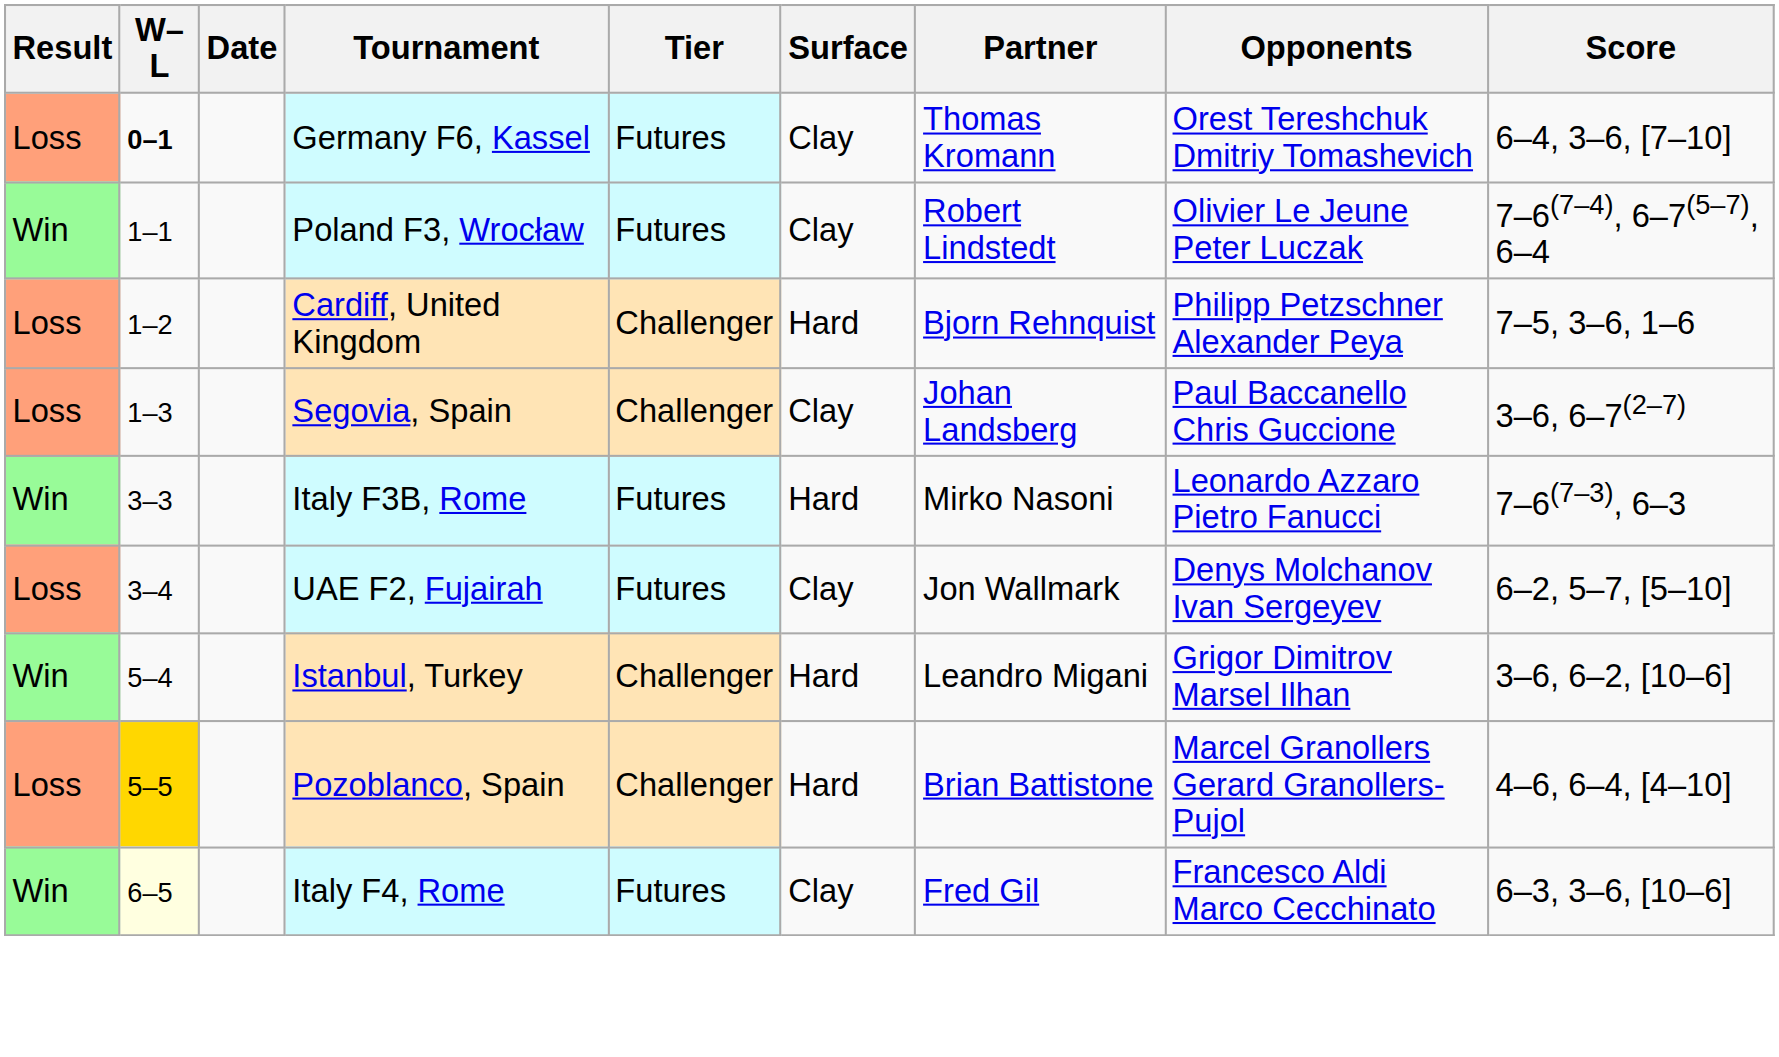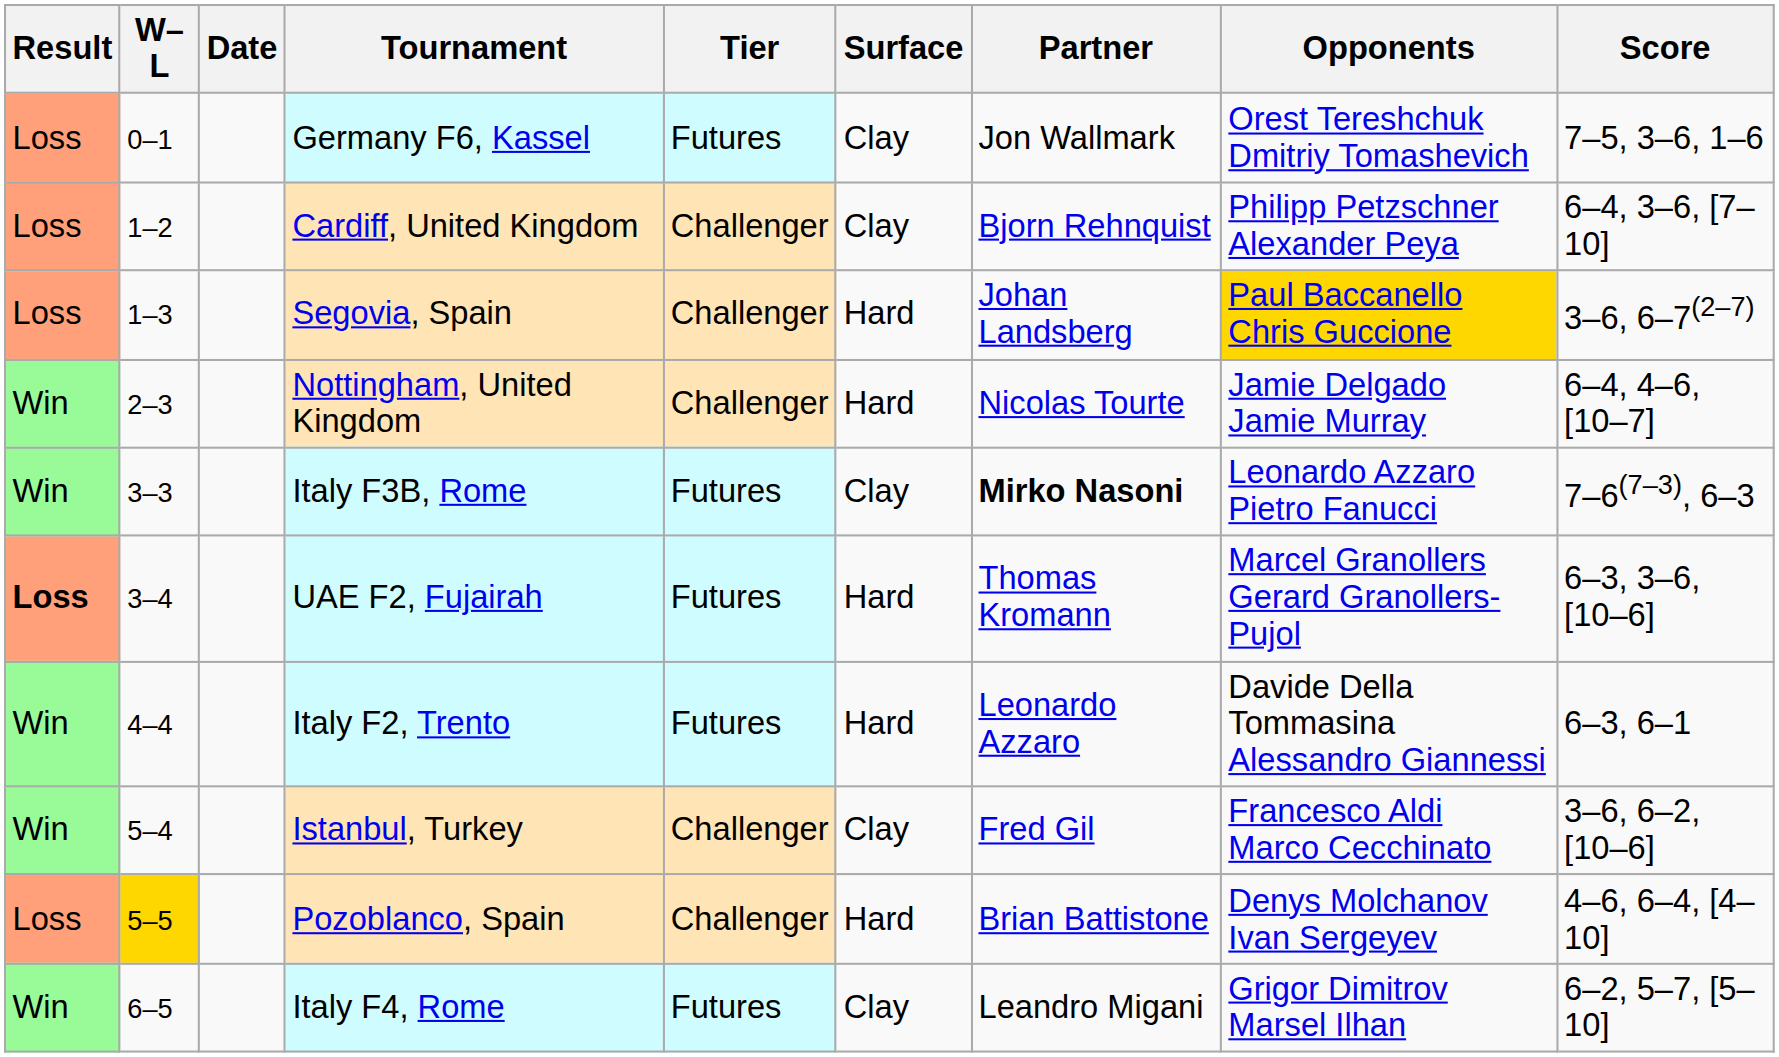(150, 137) bold -> (150, 139) normal
(989, 137) Thomas Kromann -> (1077, 137) Jon Wallmark
(1614, 137) 6–4, 3–6, [7–10] -> (1664, 137) 7–5, 3–6, 1–6
- row: (438, 230)
(824, 323) Hard -> (876, 225) Clay
(1595, 323) 7–5, 3–6, 1–6 -> (1659, 225) 6–4, 3–6, [7–10]
(821, 411) Clay -> (879, 314) Hard
(1290, 411) no background -> (1345, 314) gold background
+ row: (432, 402)
(824, 499) Hard -> (876, 491) Clay
(1018, 499) normal -> (1081, 491) bold
(47, 588) normal -> (51, 598) bold
(821, 588) Clay -> (879, 598) Hard
(1021, 588) Jon Wallmark -> (1045, 598) Thomas Kromann
(1302, 588) Denys Molchanov Ivan Sergeyev -> (1364, 598) Marcel Granollers Gerard Granollers-Pujol
(1614, 588) 6–2, 5–7, [5–10] -> (1632, 598) 6–3, 3–6, [10–6]
+ row: (401, 723)
(824, 676) Hard -> (876, 830) Clay
(1036, 676) Leandro Migani -> (1037, 830) Fred Gil
(1282, 676) Grigor Dimitrov Marsel Ilhan -> (1360, 830) Francesco Aldi Marco Cecchinato
(1309, 783) Marcel Granollers Gerard Granollers-Pujol -> (1358, 918) Denys Molchanov Ivan Sergeyev
(150, 892) lightyellow background -> (150, 1009) no background
(981, 890) Fred Gil -> (1091, 1007) Leandro Migani
(1304, 890) Francesco Aldi Marco Cecchinato -> (1338, 1007) Grigor Dimitrov Marsel Ilhan
(1614, 890) 6–3, 3–6, [10–6] -> (1659, 1007) 6–2, 5–7, [5–10]
